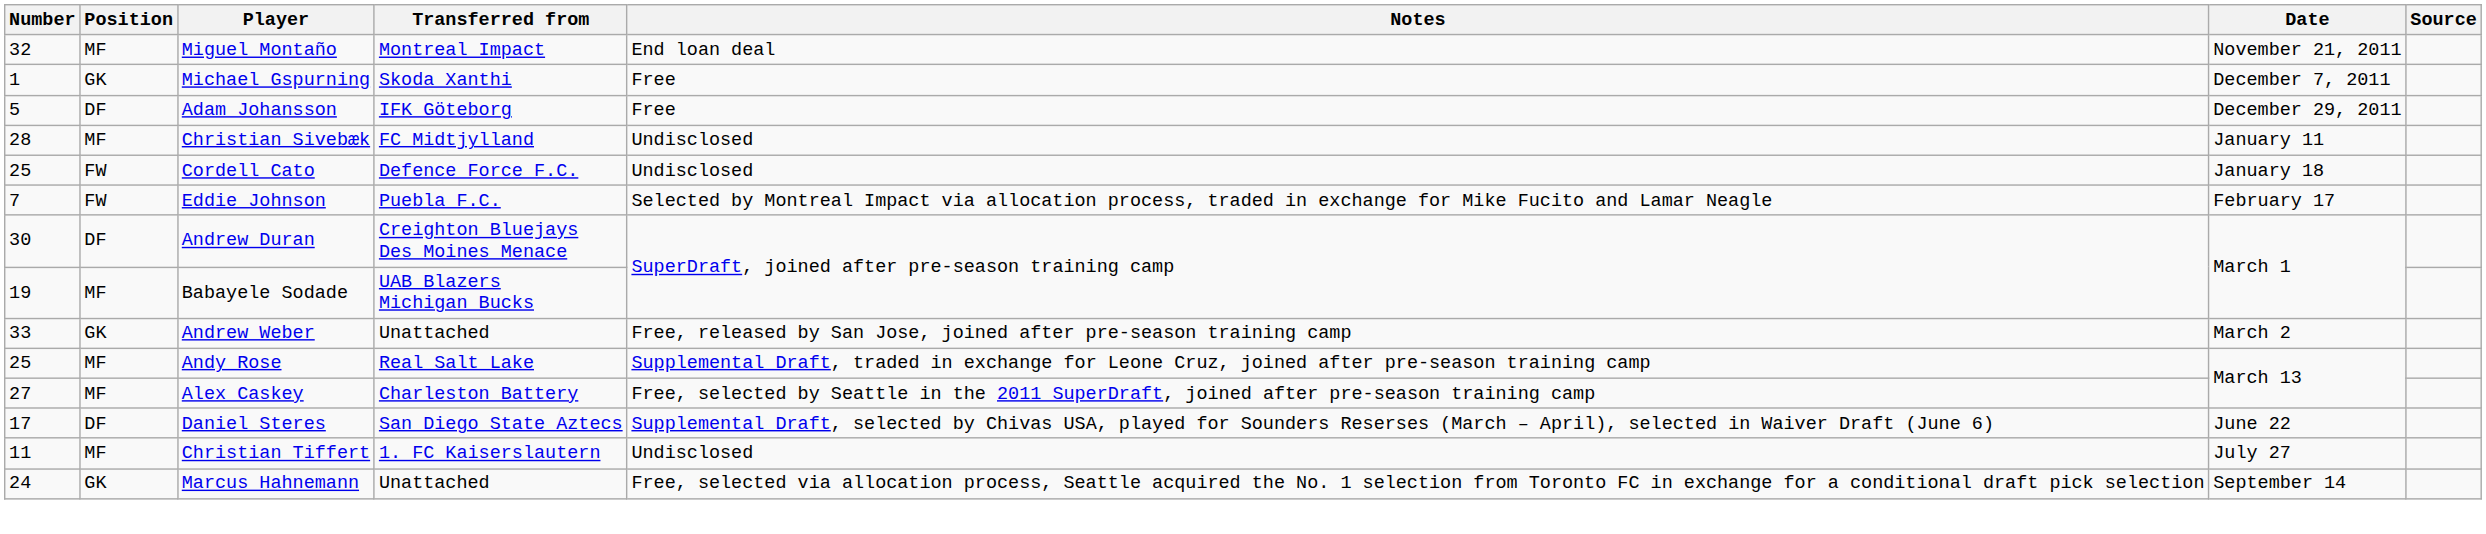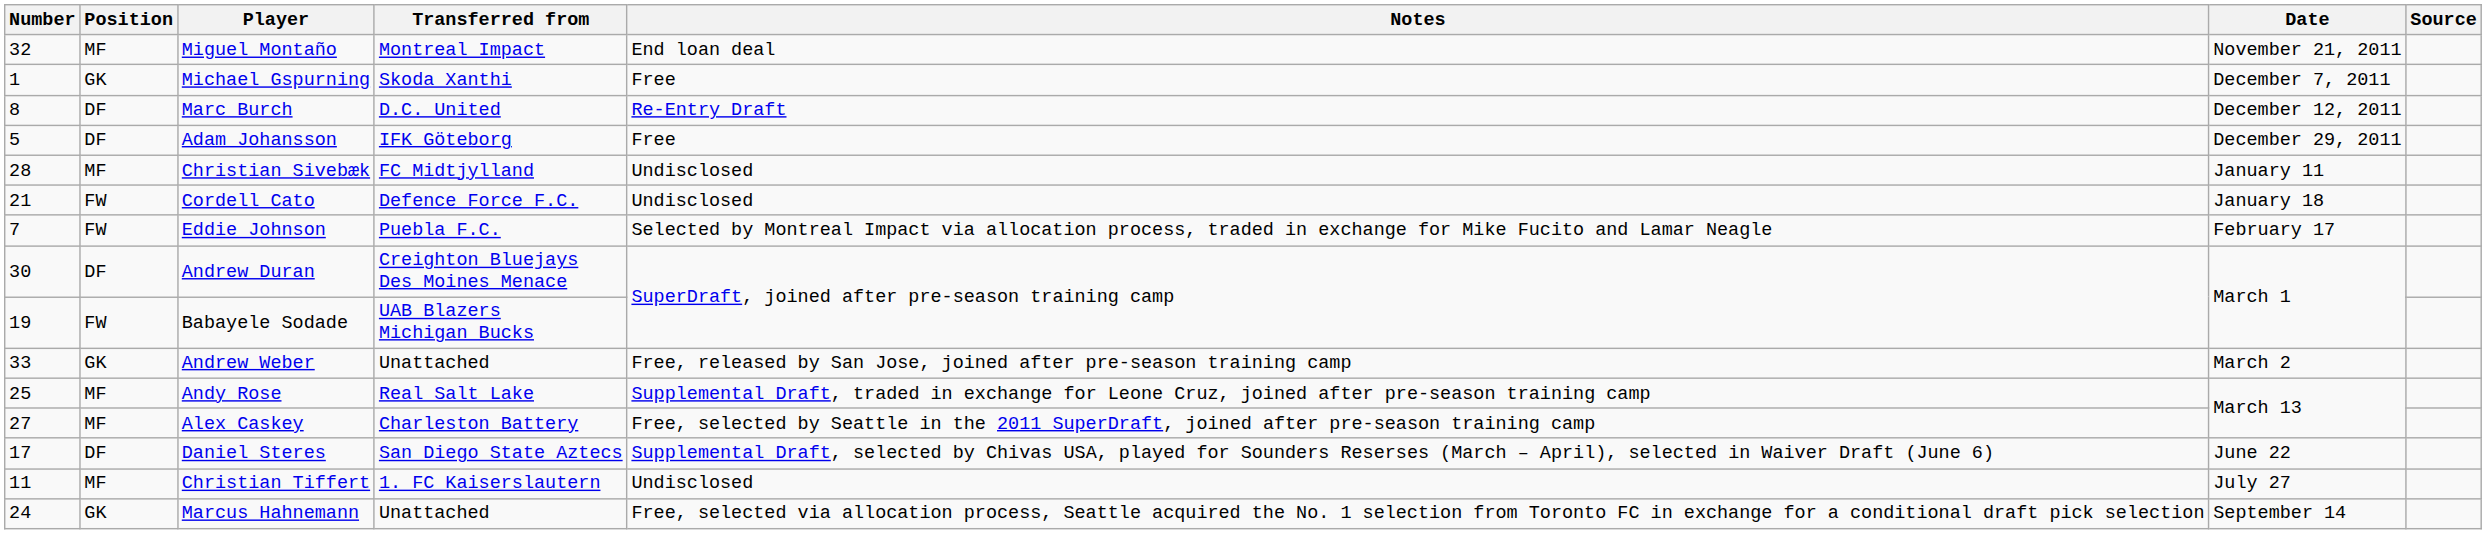+ row: (237, 110)
(20, 170) 25 -> (20, 200) 21
(95, 292) MF -> (95, 322) FW
